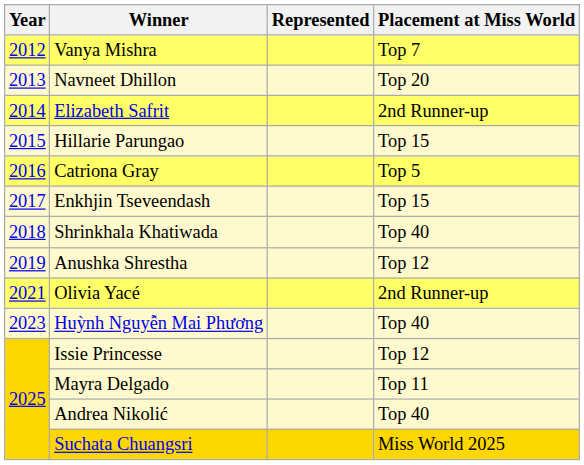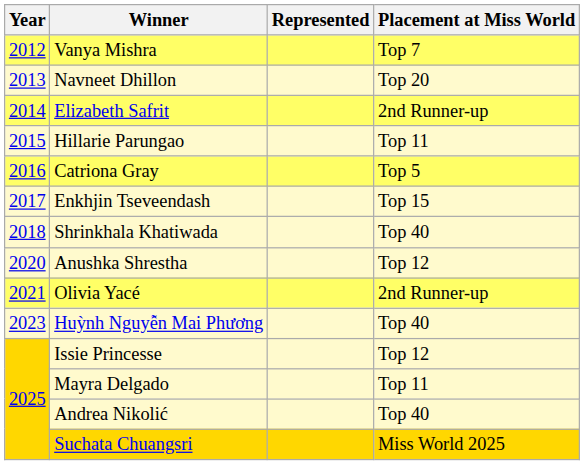(404, 141) Top 15 -> (403, 141) Top 11
(27, 262) 2019 -> (27, 262) 2020
